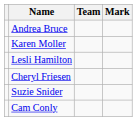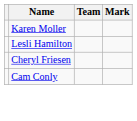- row: (39, 28)
- row: (37, 92)
